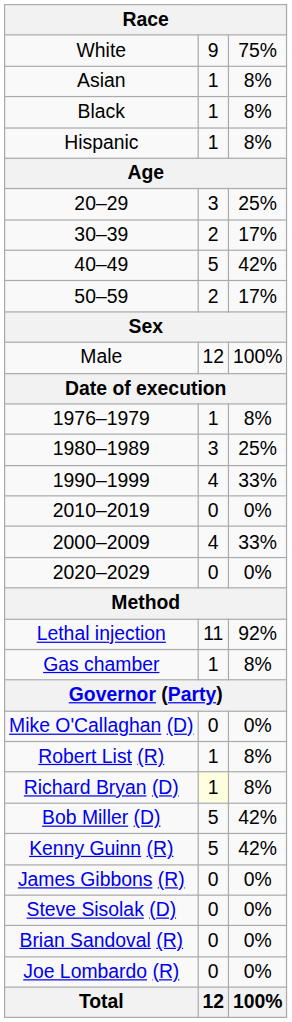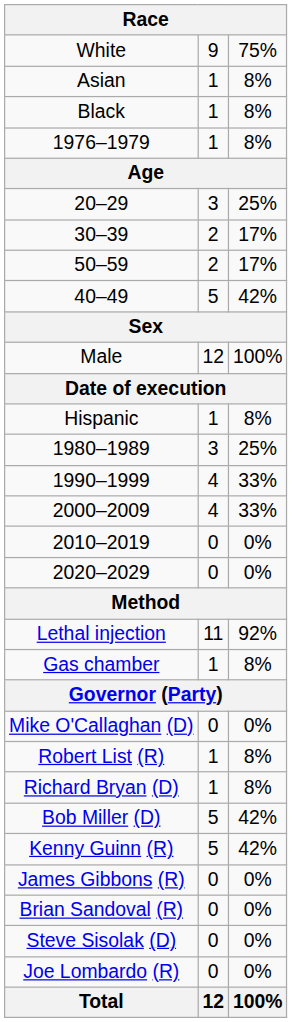rows swapped: (101, 142) <-> (101, 419)
rows swapped: (101, 265) <-> (101, 296)
rows swapped: (101, 541) <-> (101, 511)
(213, 787) lightyellow background -> (213, 787) no background
rows swapped: (101, 940) <-> (101, 910)
